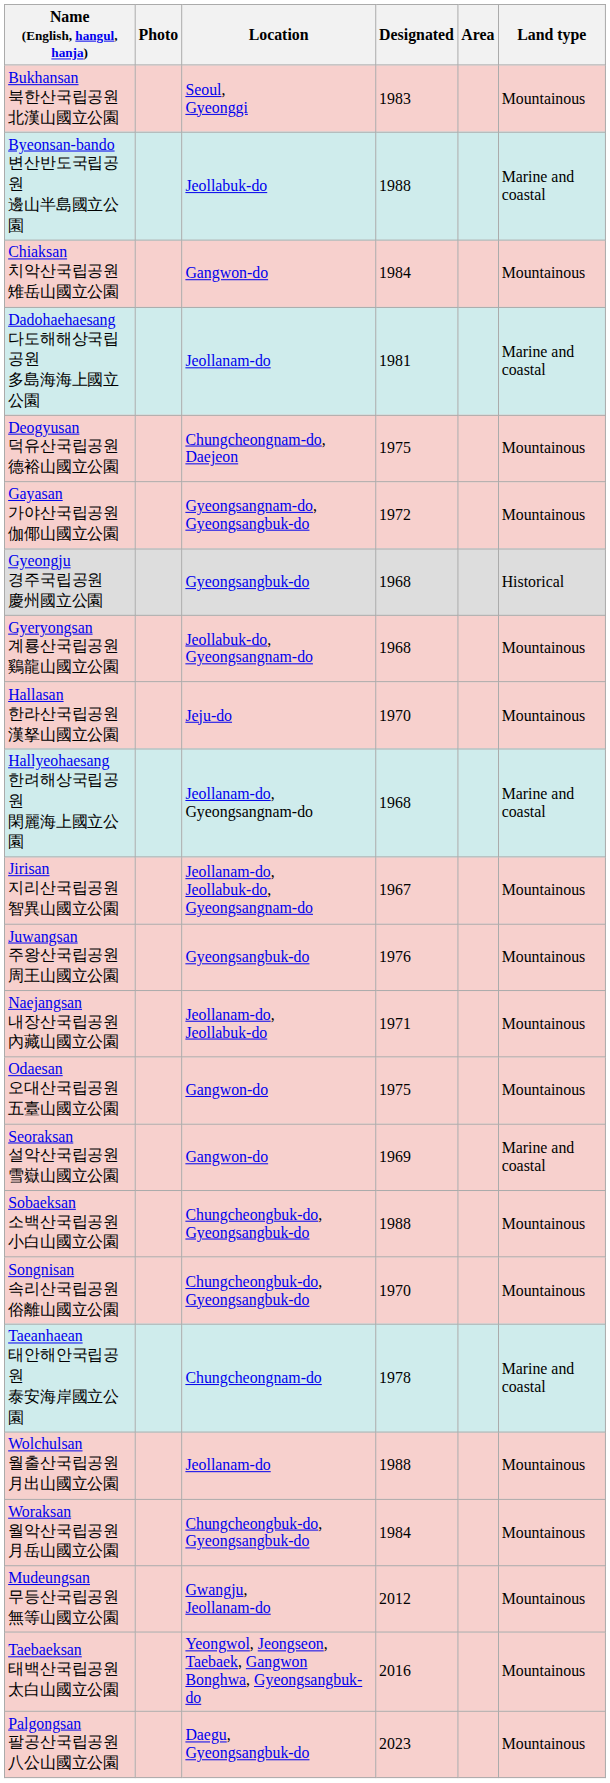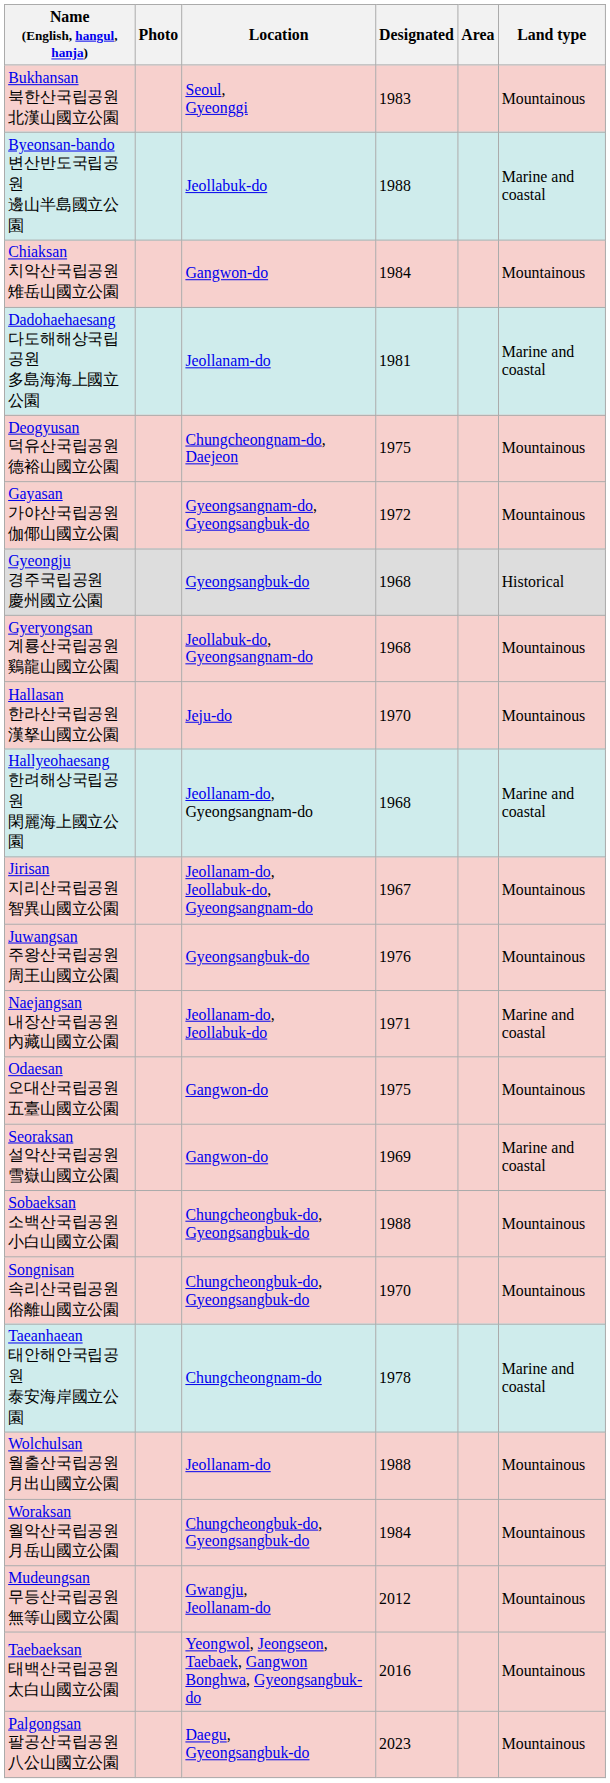(543, 1023) Mountainous -> (538, 1023) Marine and coastal
